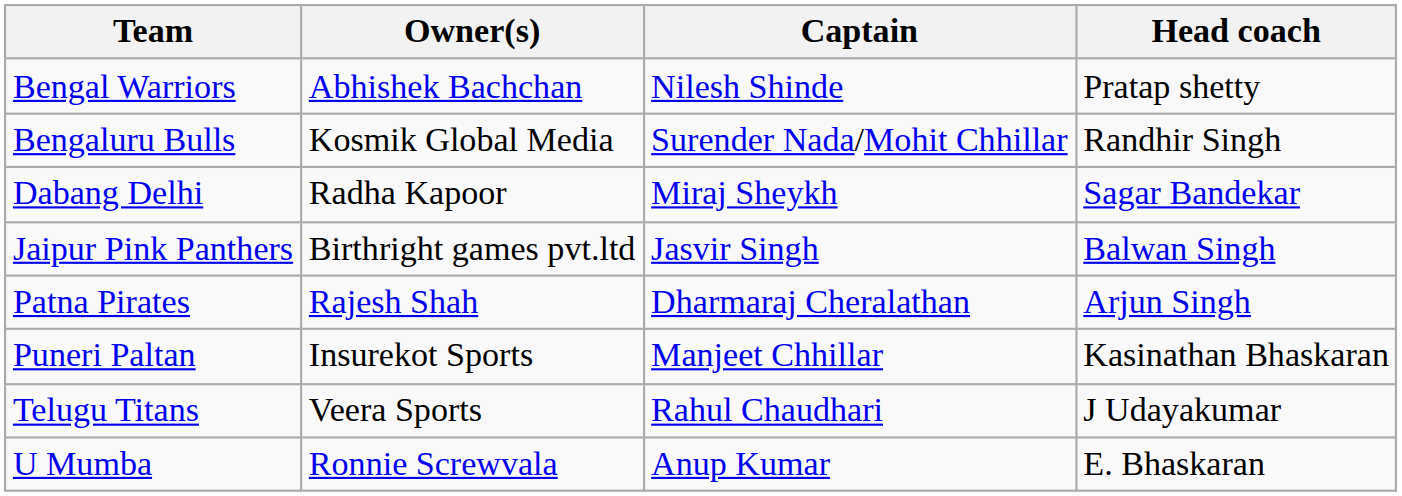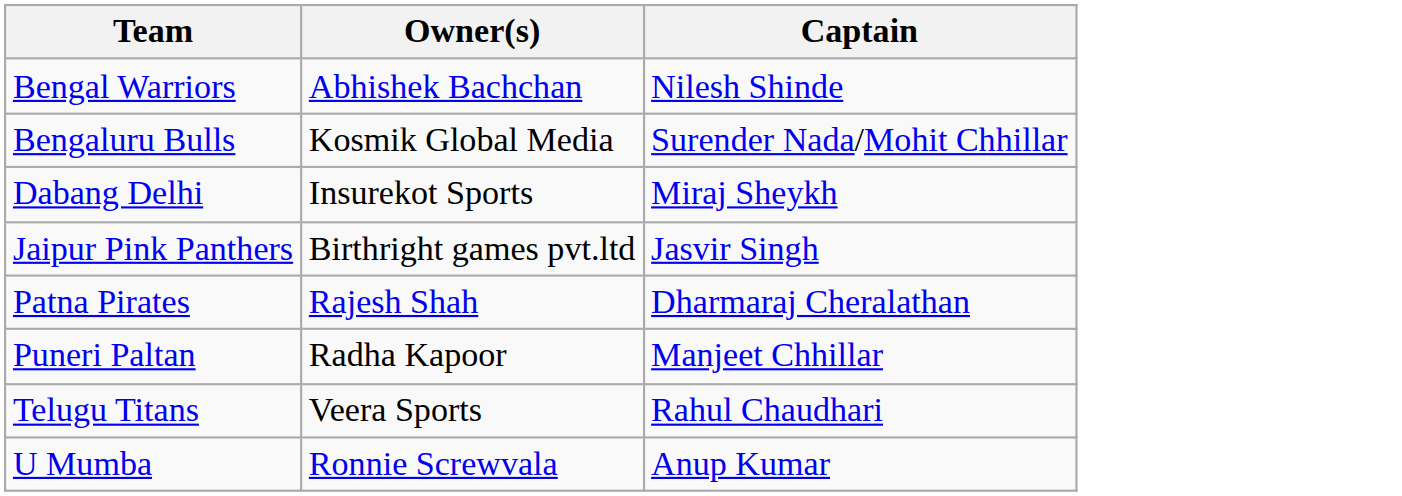- column: (1236, 31)
(408, 193) Radha Kapoor -> (421, 193) Insurekot Sports
(421, 355) Insurekot Sports -> (408, 355) Radha Kapoor
